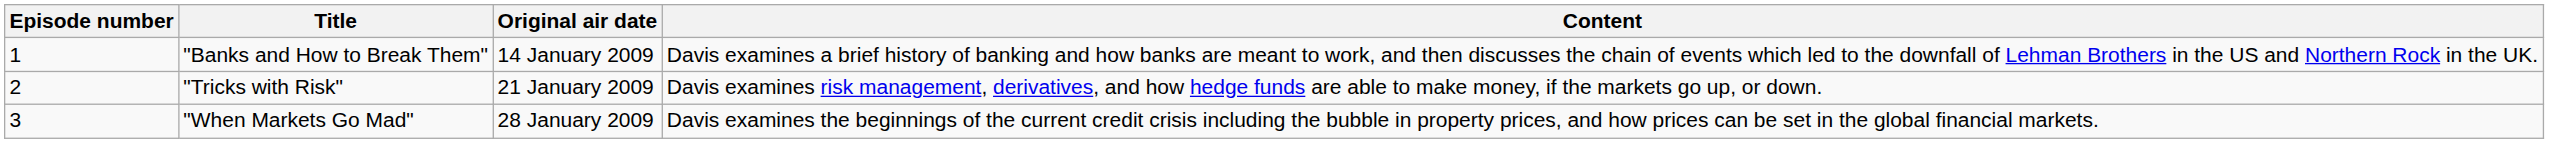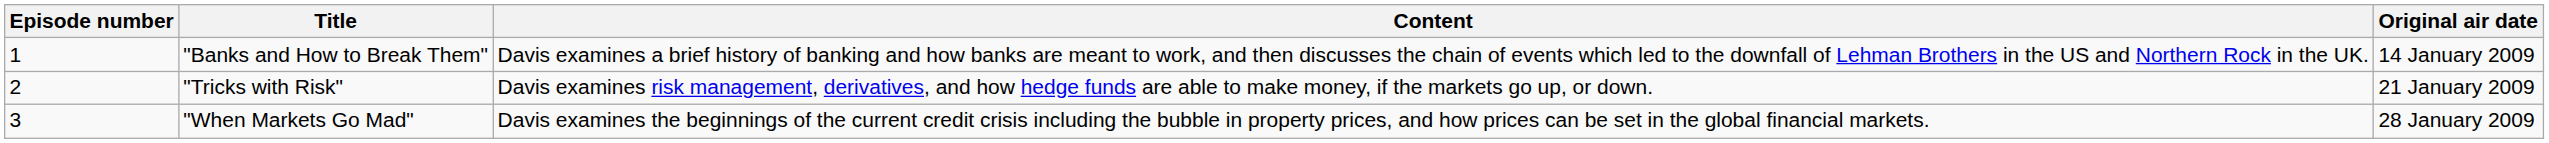columns swapped: (1602, 21) <-> (577, 21)
